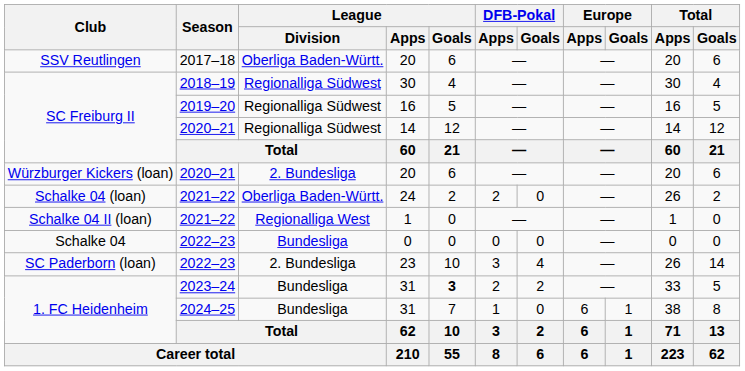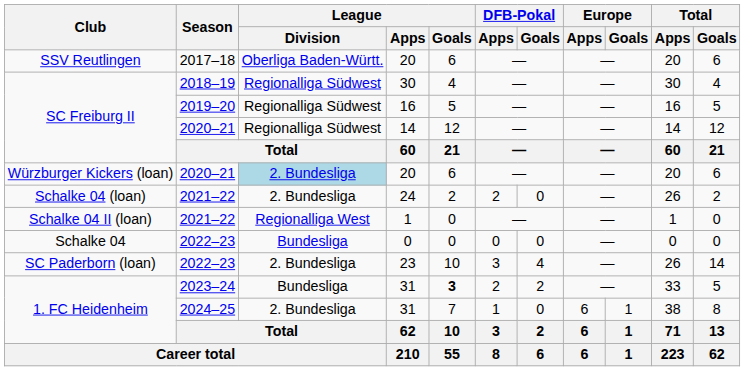(313, 173) no background -> (313, 173) lightblue background
(313, 196) Oberliga Baden-Württ. -> (313, 196) 2. Bundesliga
(313, 309) Bundesliga -> (313, 309) 2. Bundesliga
